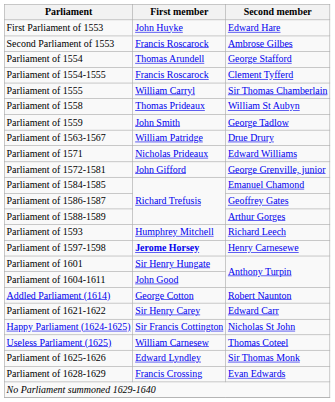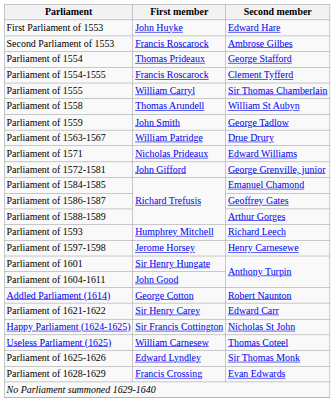(170, 59) Thomas Arundell -> (170, 59) Thomas Prideaux
(170, 106) Thomas Prideaux -> (170, 106) Thomas Arundell
(167, 248) bold -> (165, 248) normal
